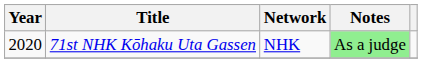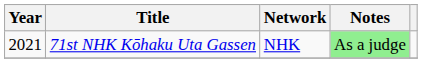(25, 44) 2020 -> (25, 44) 2021
